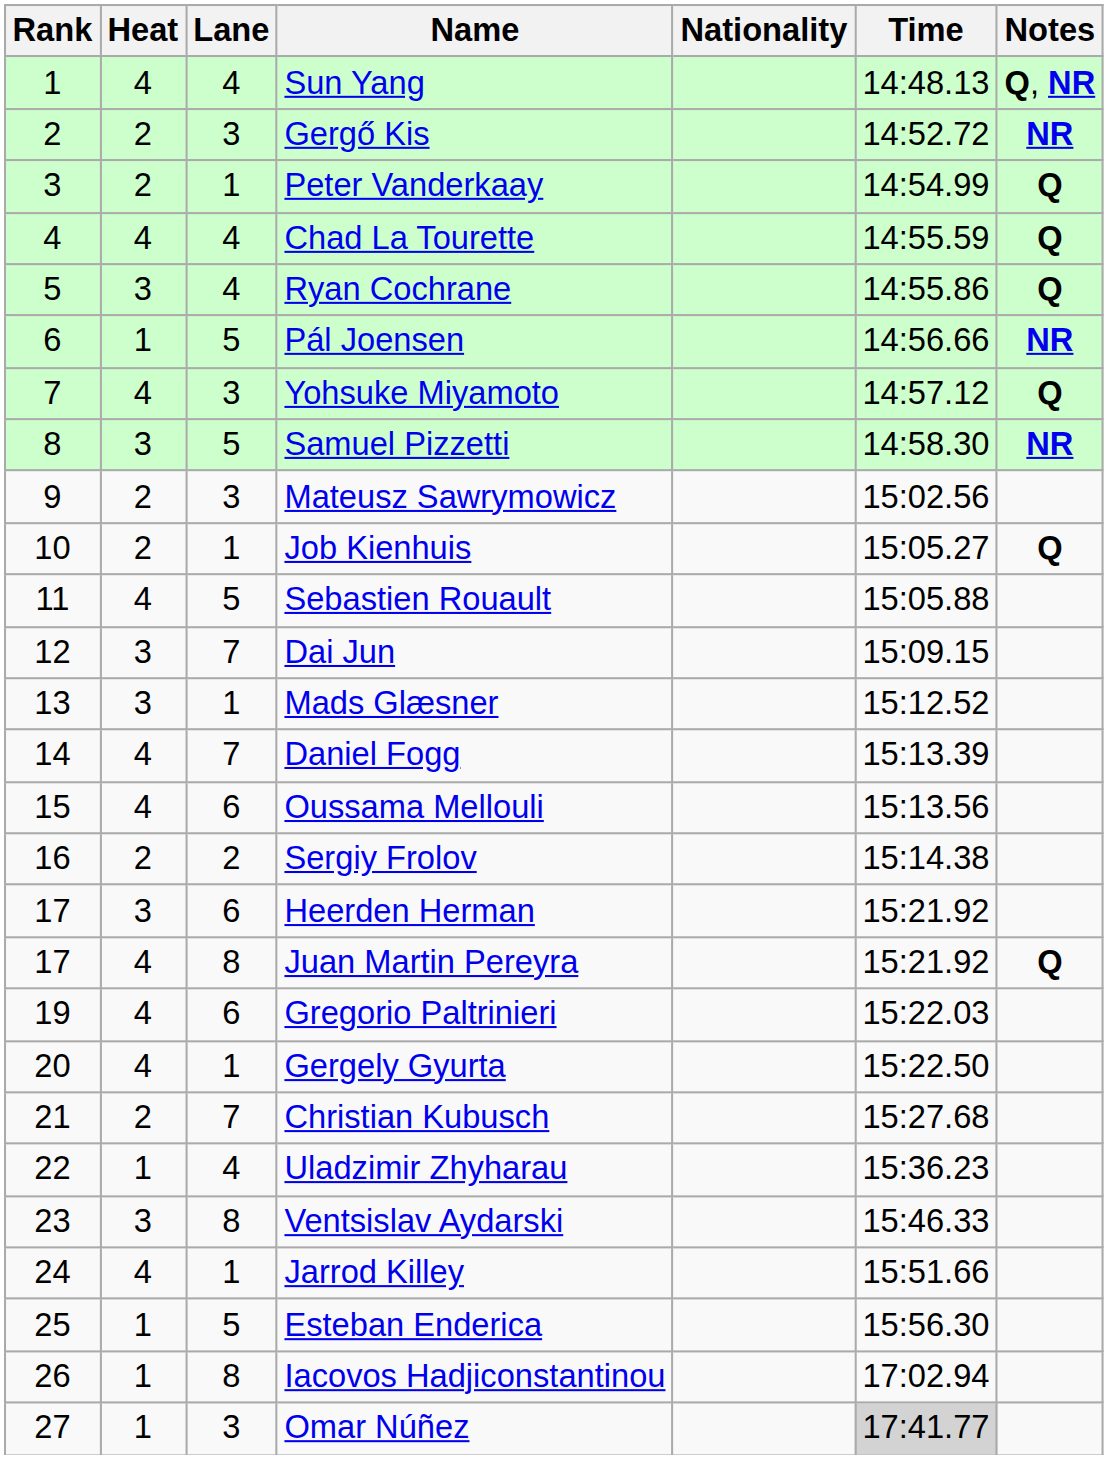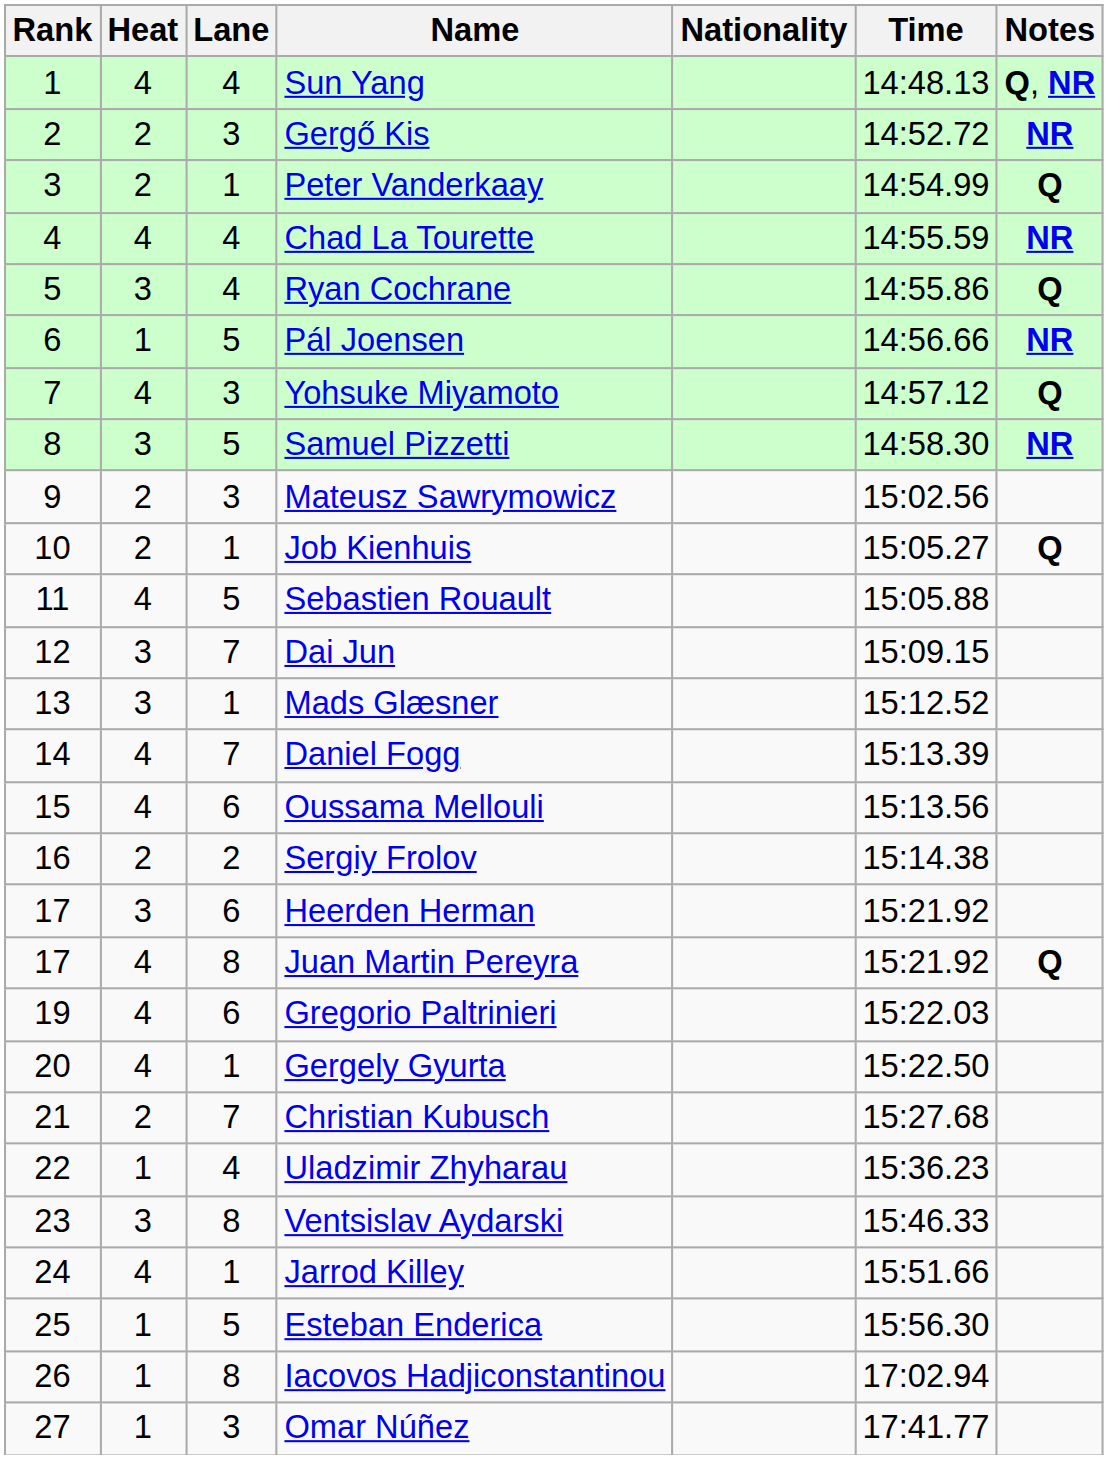(1050, 237) Q -> (1050, 237) NR
(926, 1428) lightgrey background -> (926, 1428) no background
